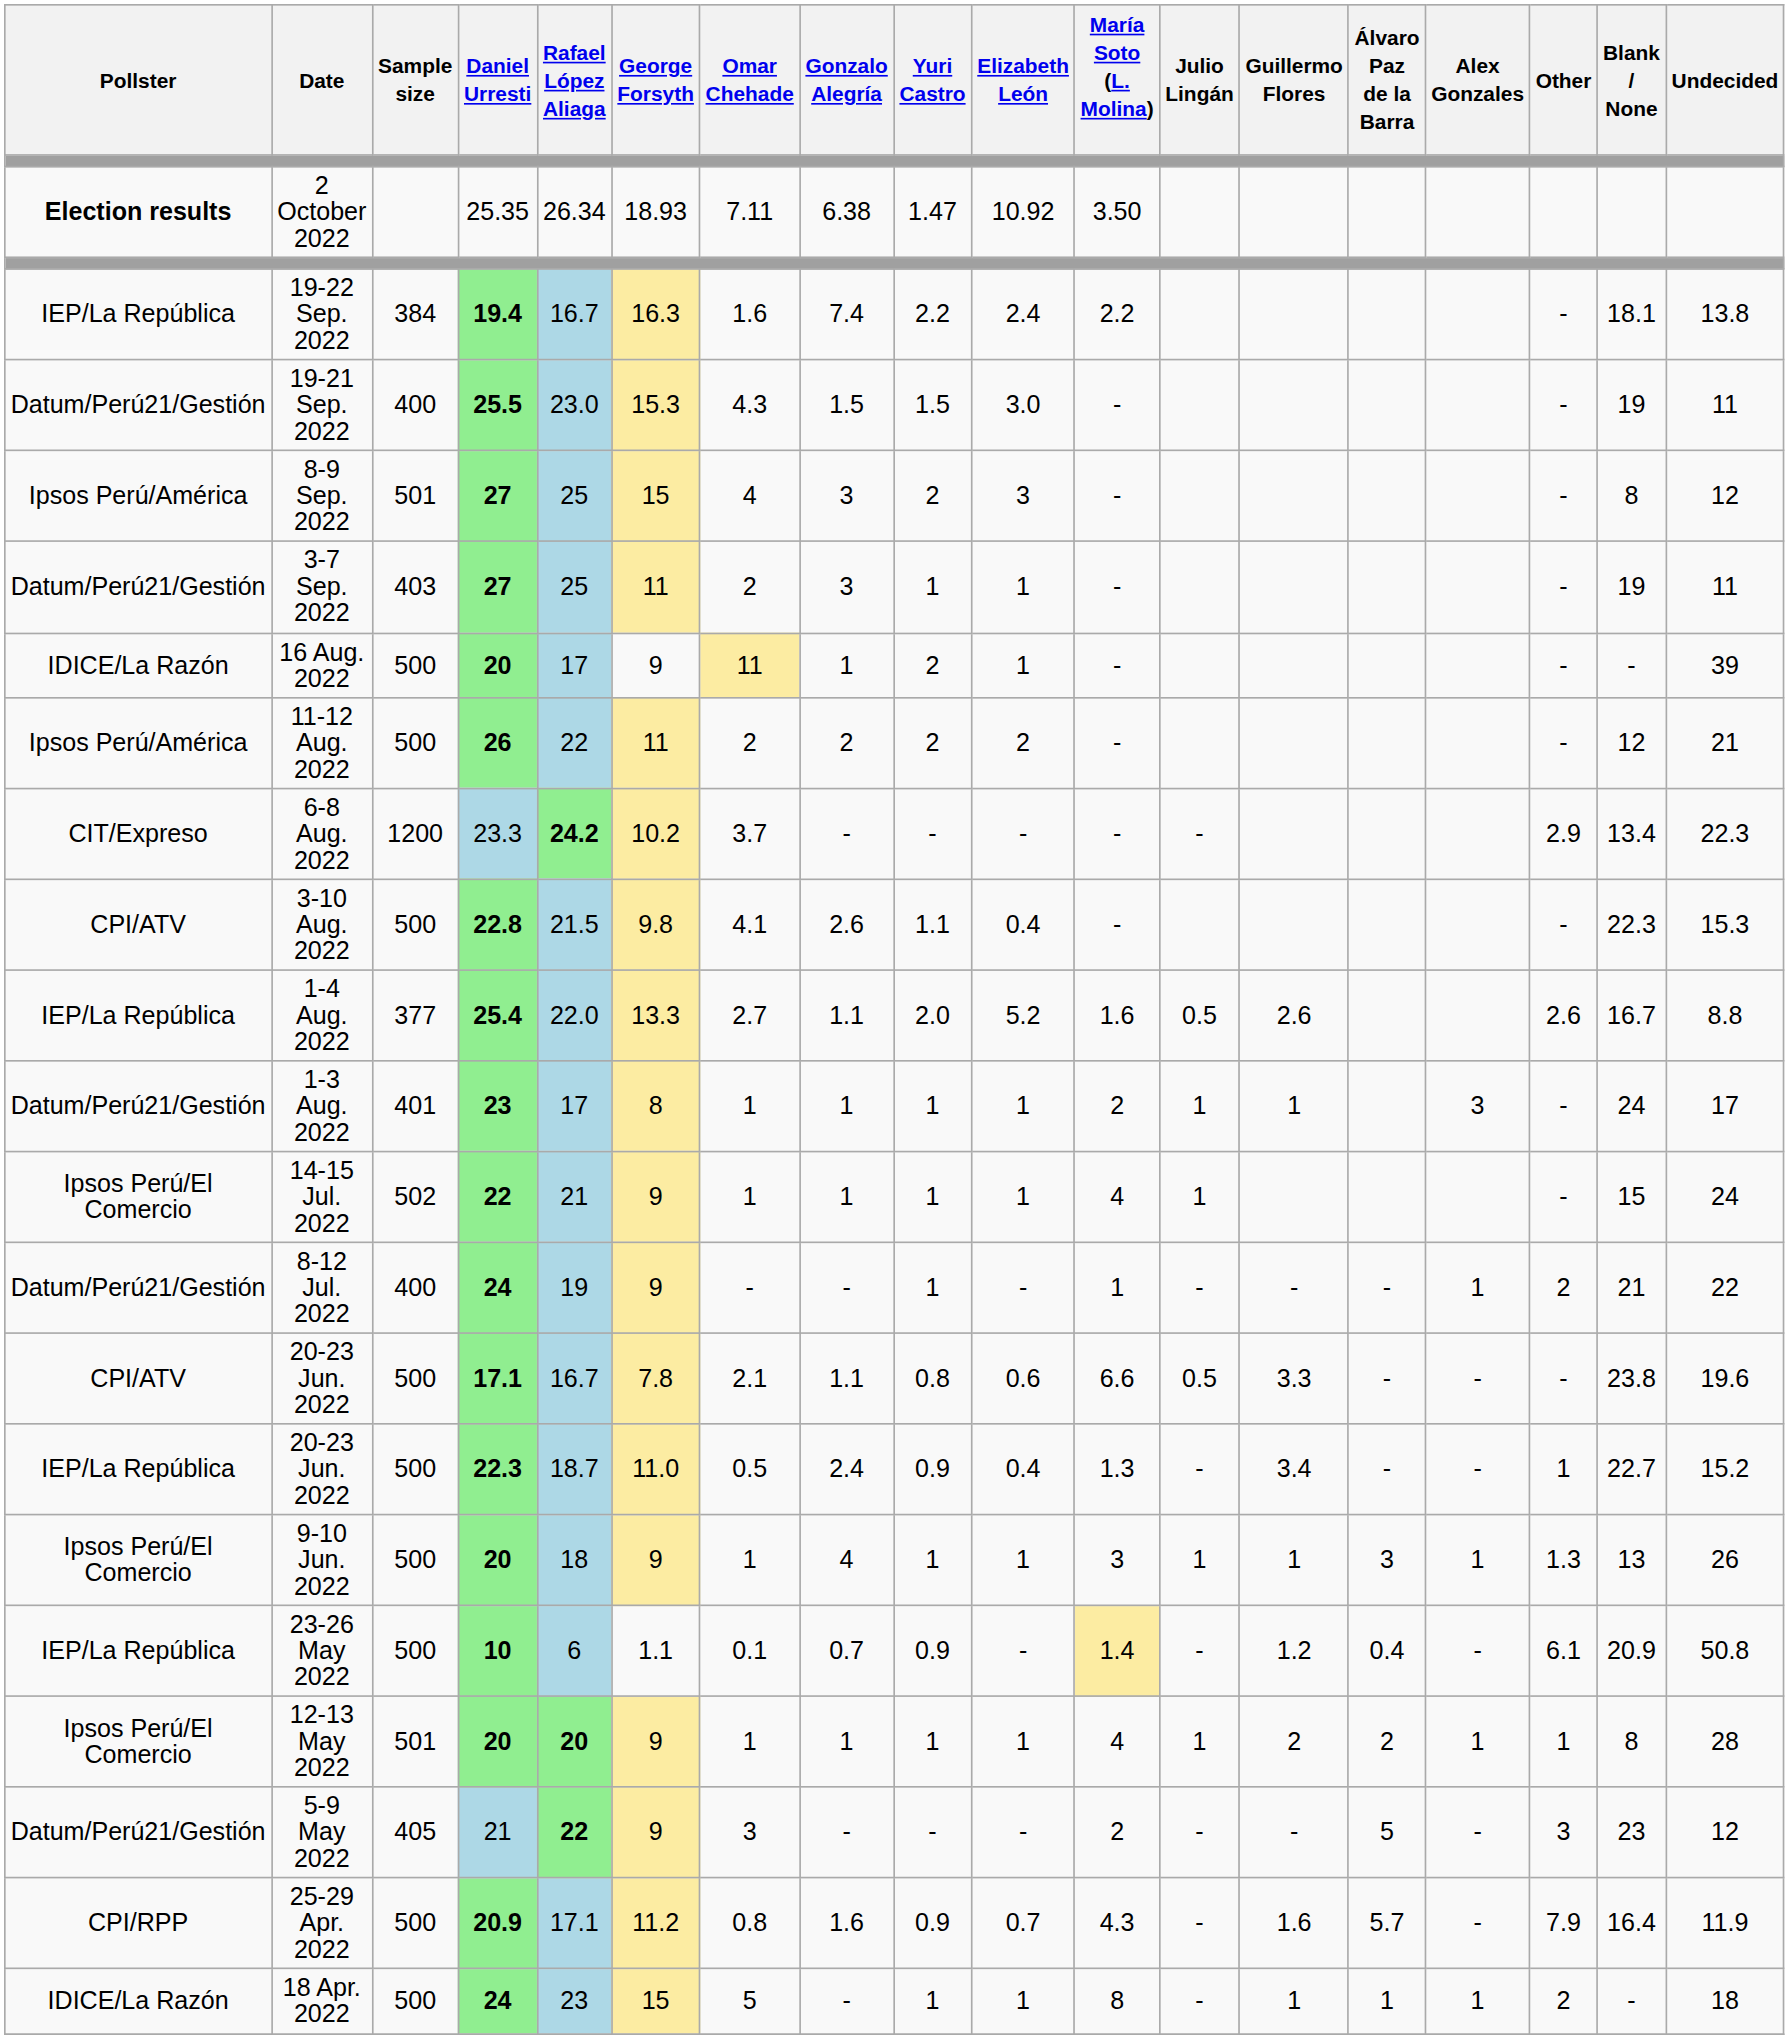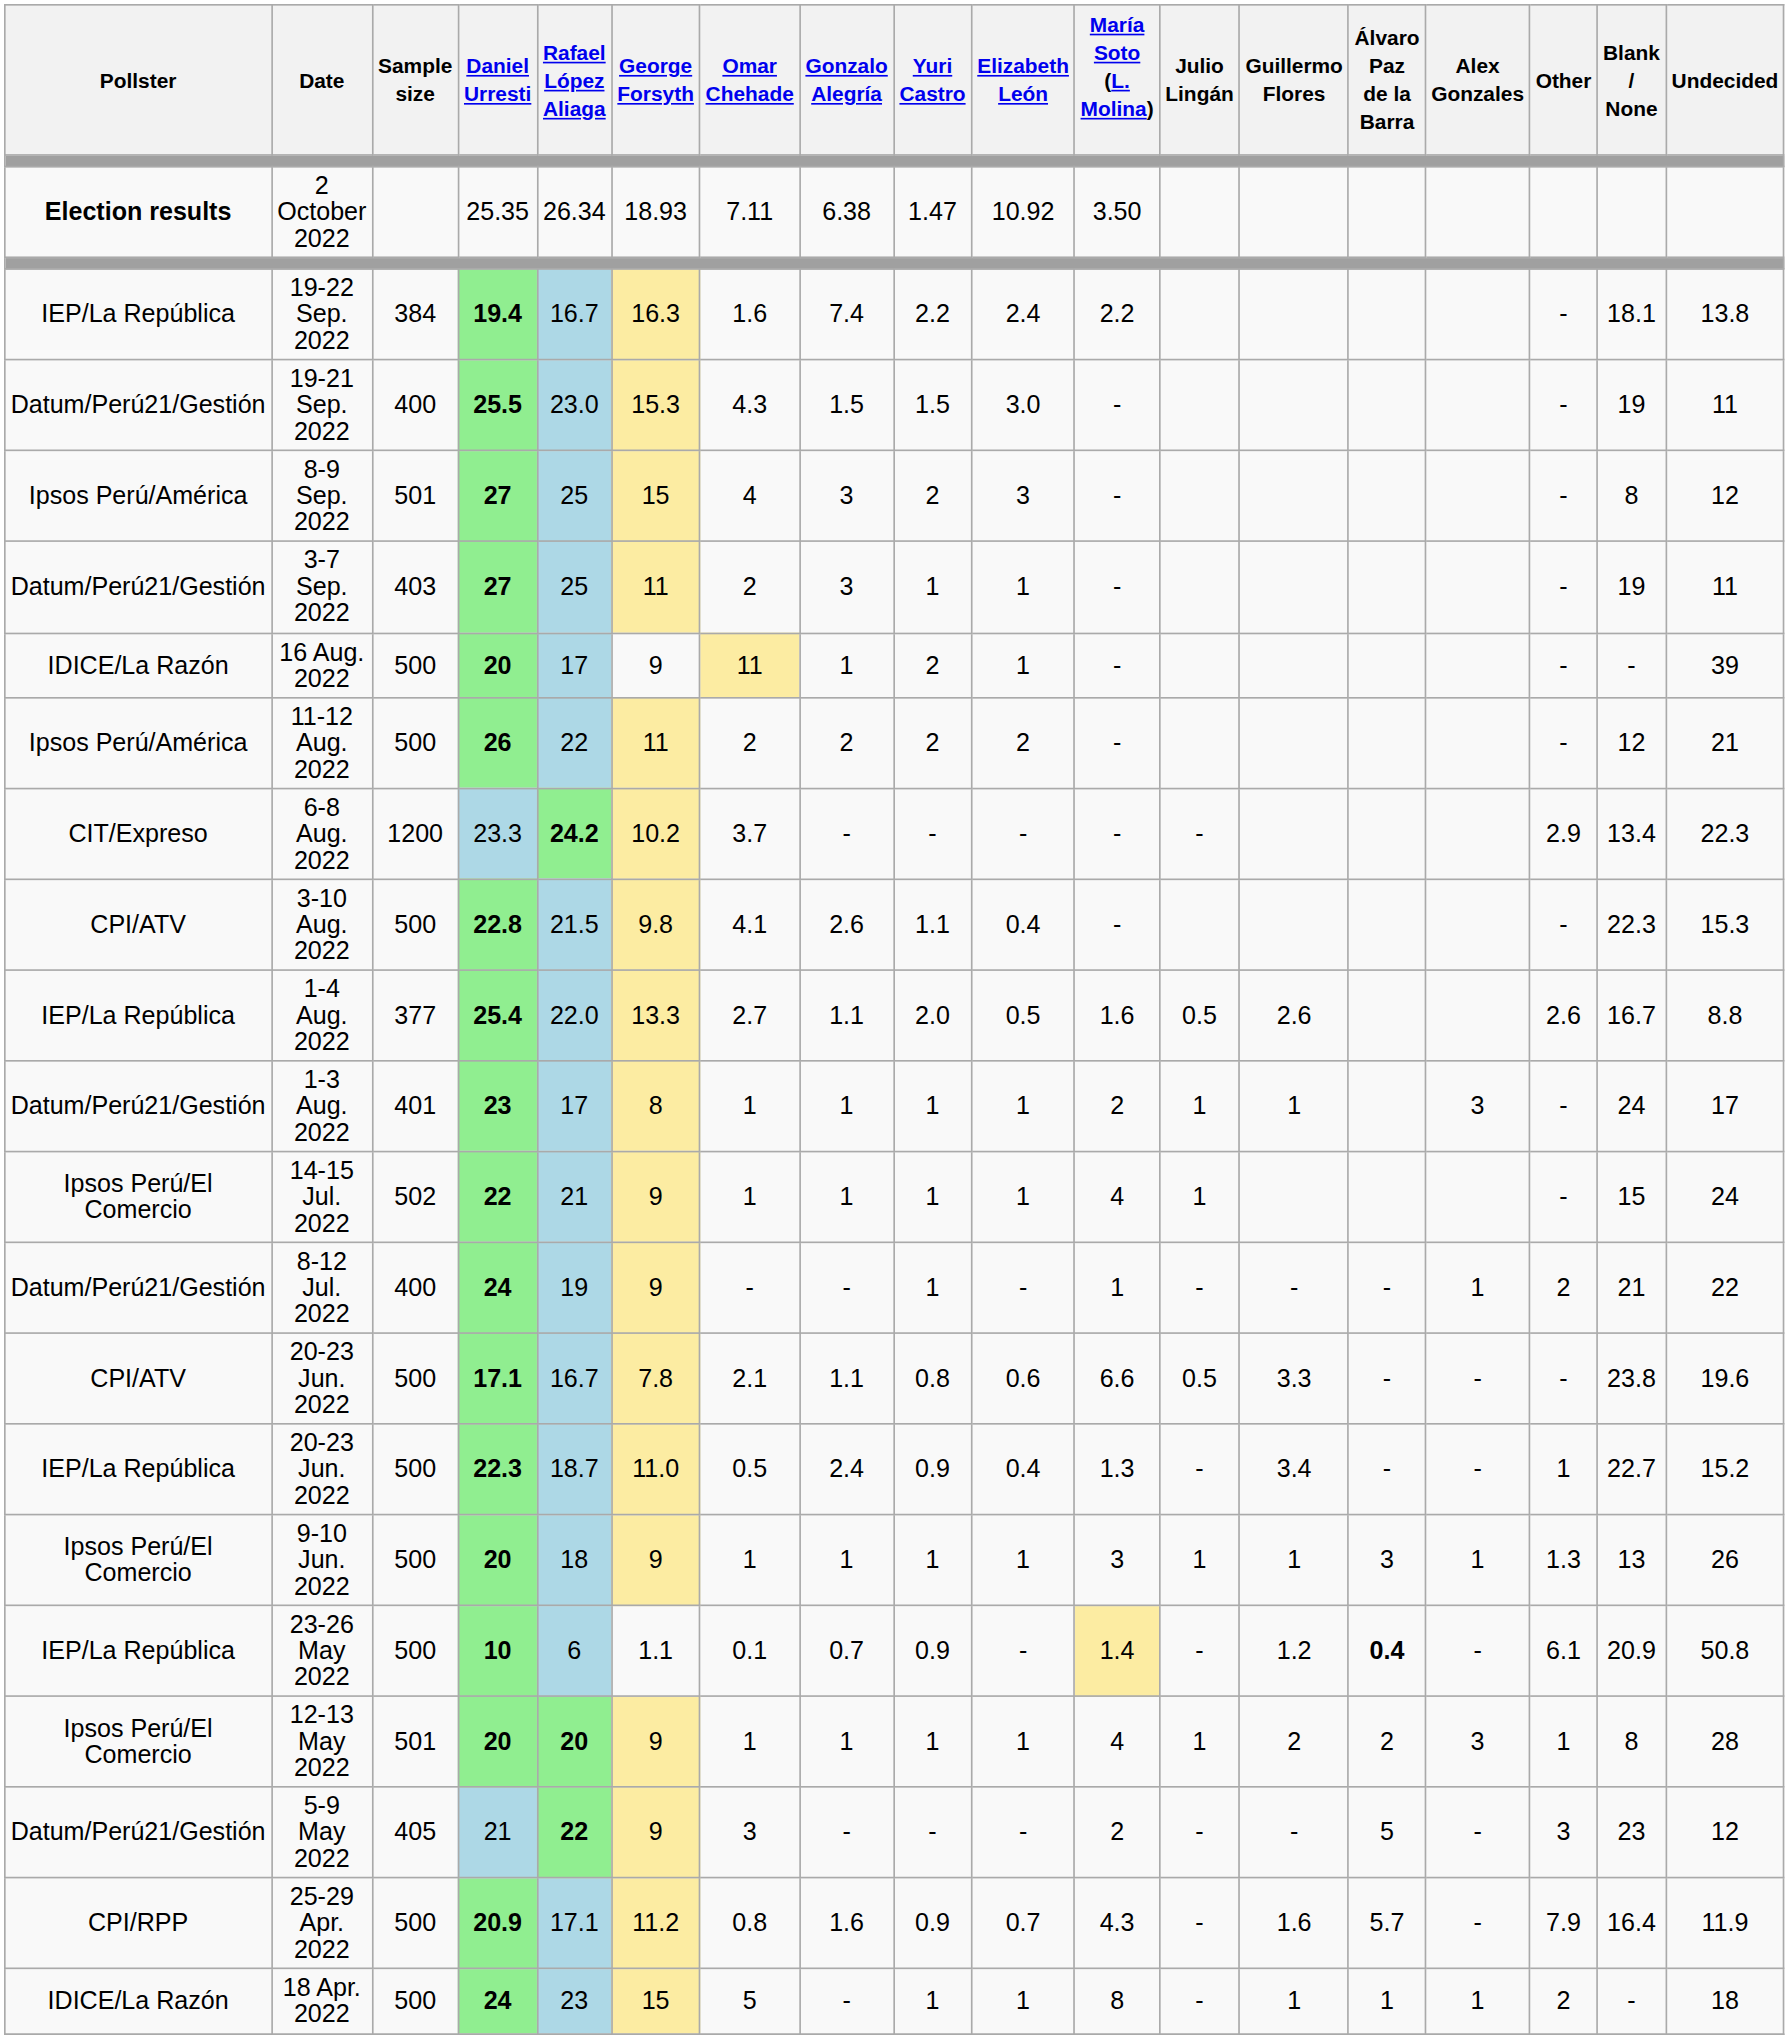(1023, 1014) 5.2 -> (1023, 1014) 0.5
(847, 1560) 4 -> (847, 1560) 1
(1387, 1650) normal -> (1387, 1650) bold
(1478, 1741) 1 -> (1478, 1741) 3
